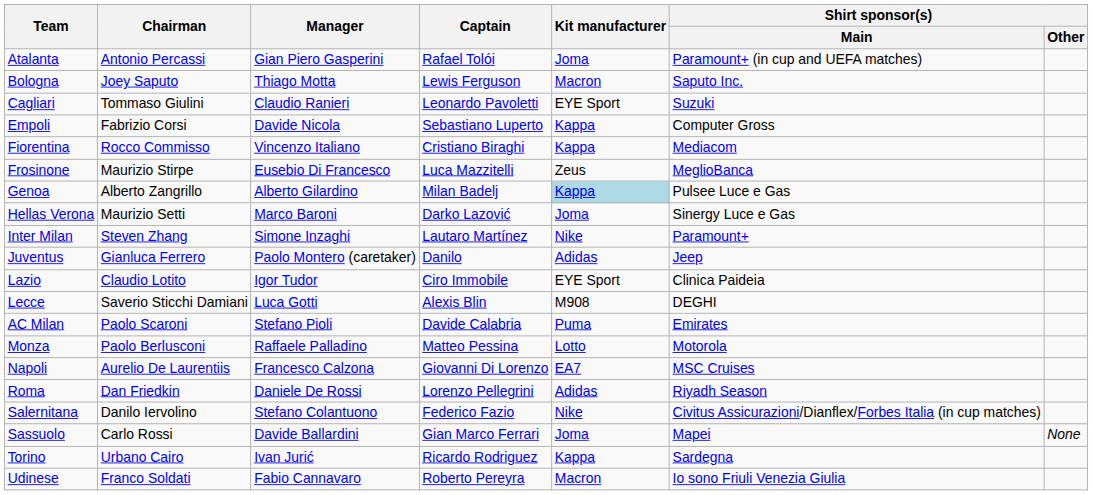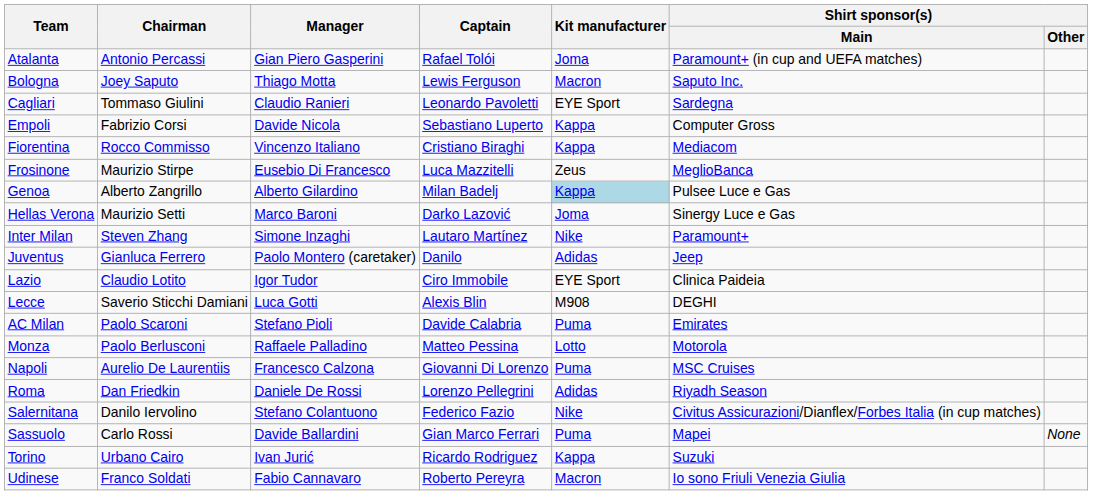(693, 103) Suzuki -> (703, 103) Sardegna
(568, 368) EA7 -> (573, 368) Puma
(572, 434) Joma -> (573, 434) Puma
(703, 457) Sardegna -> (693, 457) Suzuki
